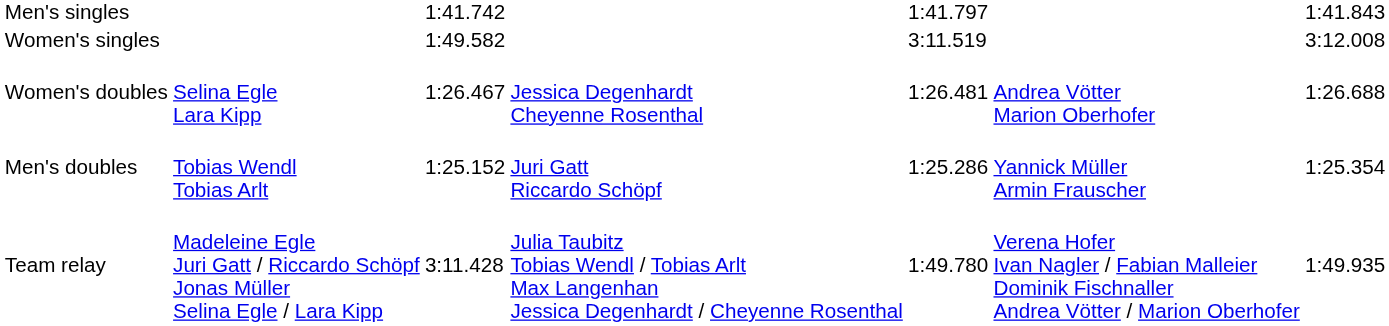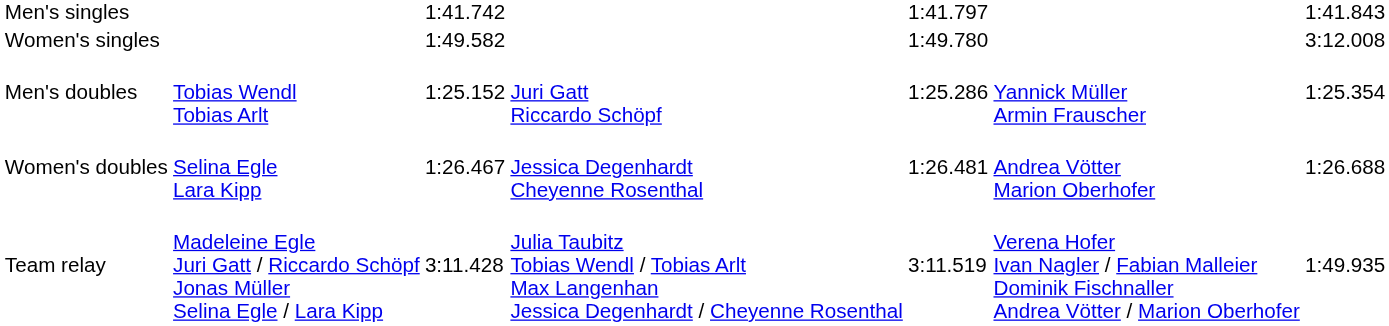(947, 40) 3:11.519 -> (948, 40) 1:49.780
rows swapped: (71, 167) <-> (86, 92)
(948, 265) 1:49.780 -> (947, 265) 3:11.519
